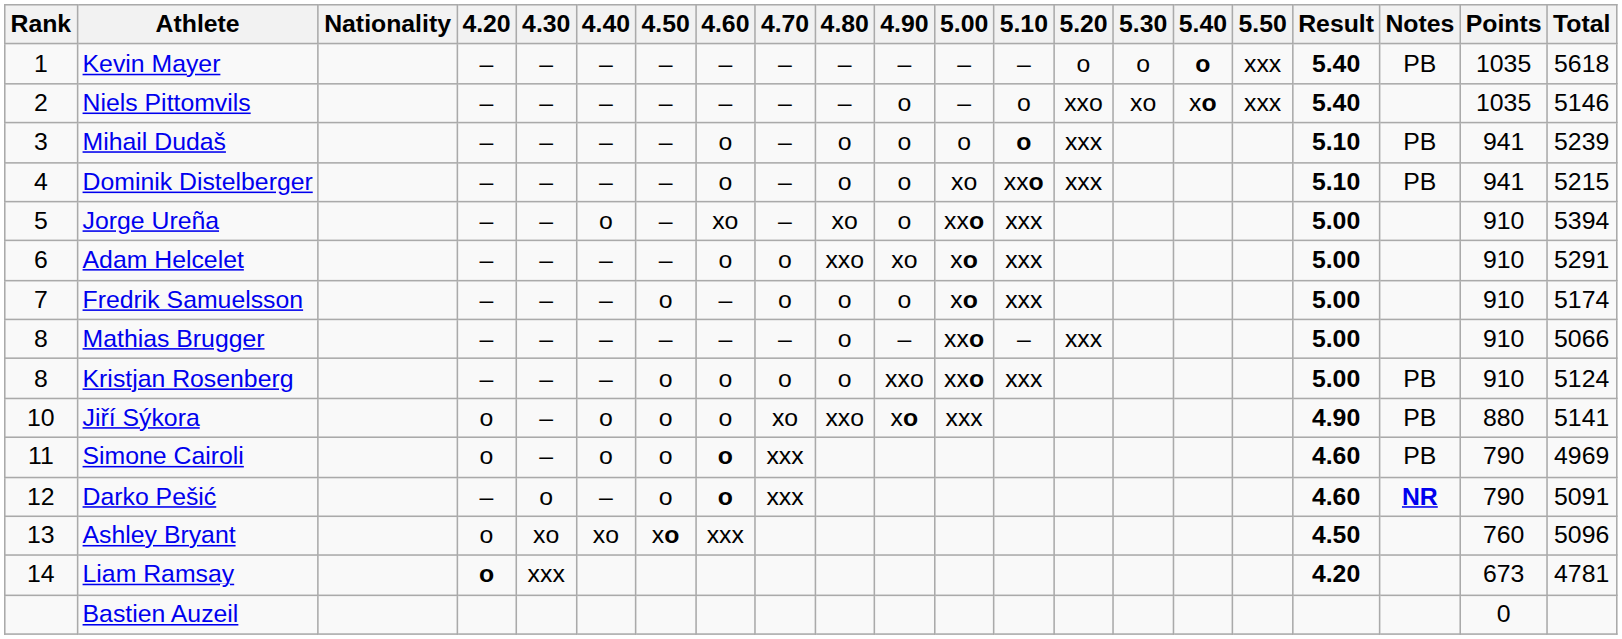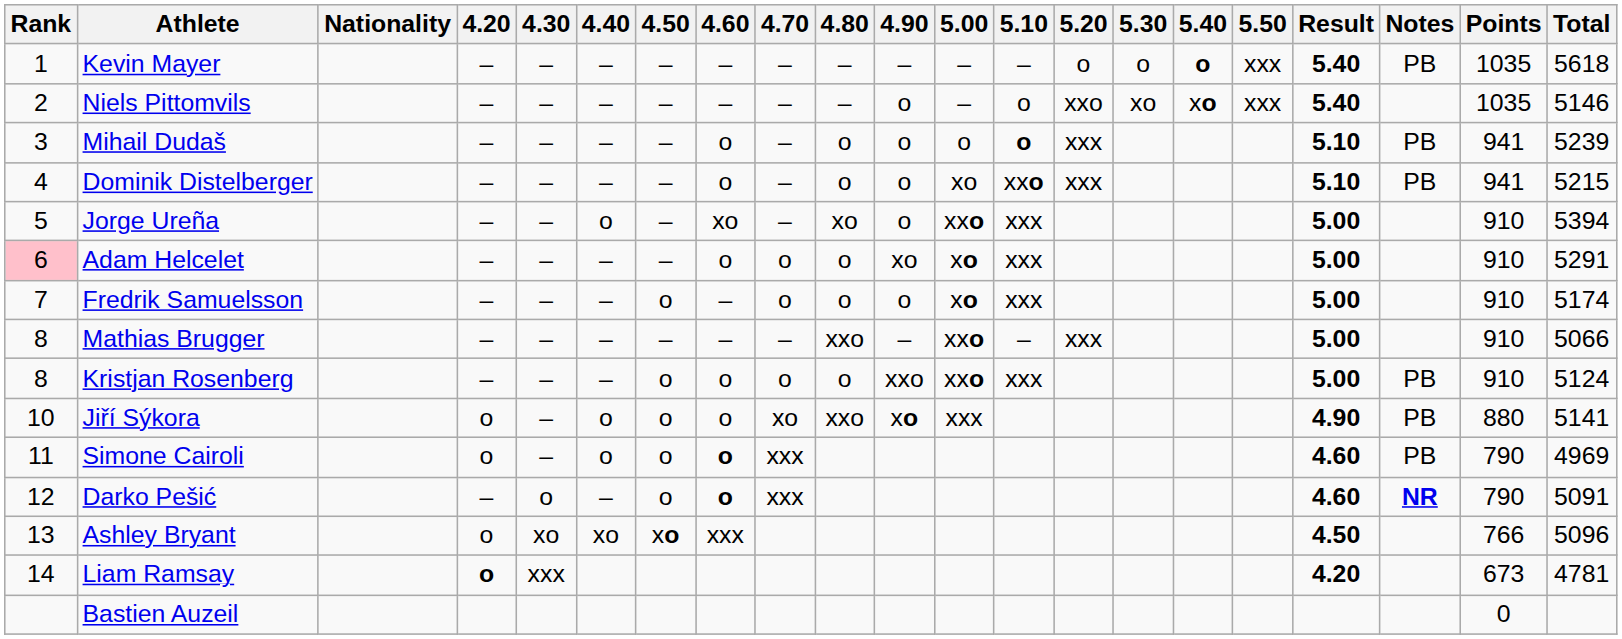(41, 260) no background -> (41, 260) pink background
(845, 260) xxo -> (845, 260) o
(845, 338) o -> (845, 338) xxo
(1504, 535) 760 -> (1504, 535) 766
